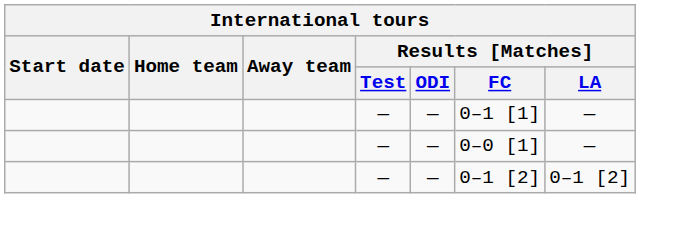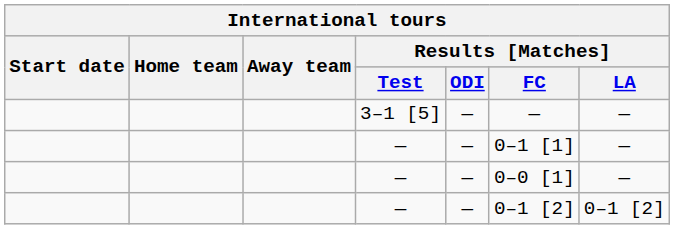+ row: (67, 114)
